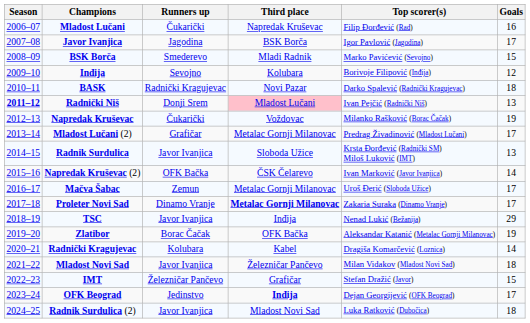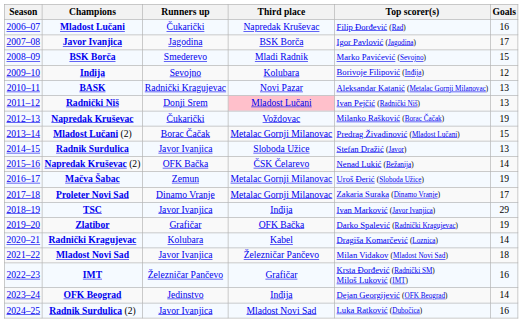(404, 88) Darko Spalević (Radnički Kragujevac) -> (412, 88) Aleksandar Katanić (Metalac Gornji Milanovac)
(511, 88) 18 -> (504, 88) 13
(23, 103) bold -> (23, 103) normal
(185, 133) Grafičar -> (185, 133) Borac Čačak
(511, 133) 17 -> (504, 133) 15
(393, 153) Krsta Đorđević (Radnički SM) Miloš Luković (IMT) -> (371, 149) Stefan Dražić (Javor)
(393, 173) Ivan Marković (Javor Ivanjica) -> (375, 164) Nenad Lukić (Bežanija)
(511, 188) 17 -> (504, 179) 19
(285, 204) bold -> (281, 194) normal
(382, 219) Nenad Lukić (Bežanija) -> (386, 210) Ivan Marković (Javor Ivanjica)
(185, 234) Borac Čačak -> (185, 225) Grafičar
(419, 234) Aleksandar Katanić (Metalac Gornji Milanovac) -> (397, 225) Darko Spalević (Radnički Kragujevac)
(378, 280) Stefan Dražić (Javor) -> (386, 275) Krsta Đorđević (Radnički SM) Miloš Luković (IMT)
(511, 280) 15 -> (504, 275) 16
(285, 295) bold -> (281, 295) normal
(511, 295) 17 -> (504, 295) 14
(511, 310) 18 -> (504, 310) 16
